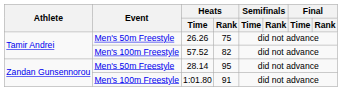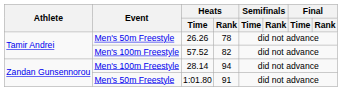(227, 39) 75 -> (227, 39) 78
(134, 66) Men's 50m Freestyle -> (137, 66) Men's 100m Freestyle
(227, 66) 95 -> (227, 66) 94
(137, 80) Men's 100m Freestyle -> (134, 80) Men's 50m Freestyle
